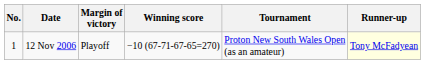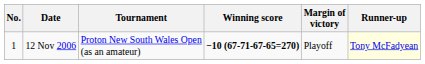columns swapped: (285, 18) <-> (102, 18)
(173, 46) normal -> (253, 46) bold
